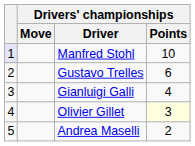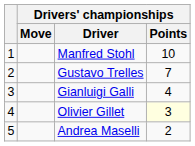(11, 53) lavender background -> (11, 53) no background
(168, 72) 6 -> (168, 72) 7
